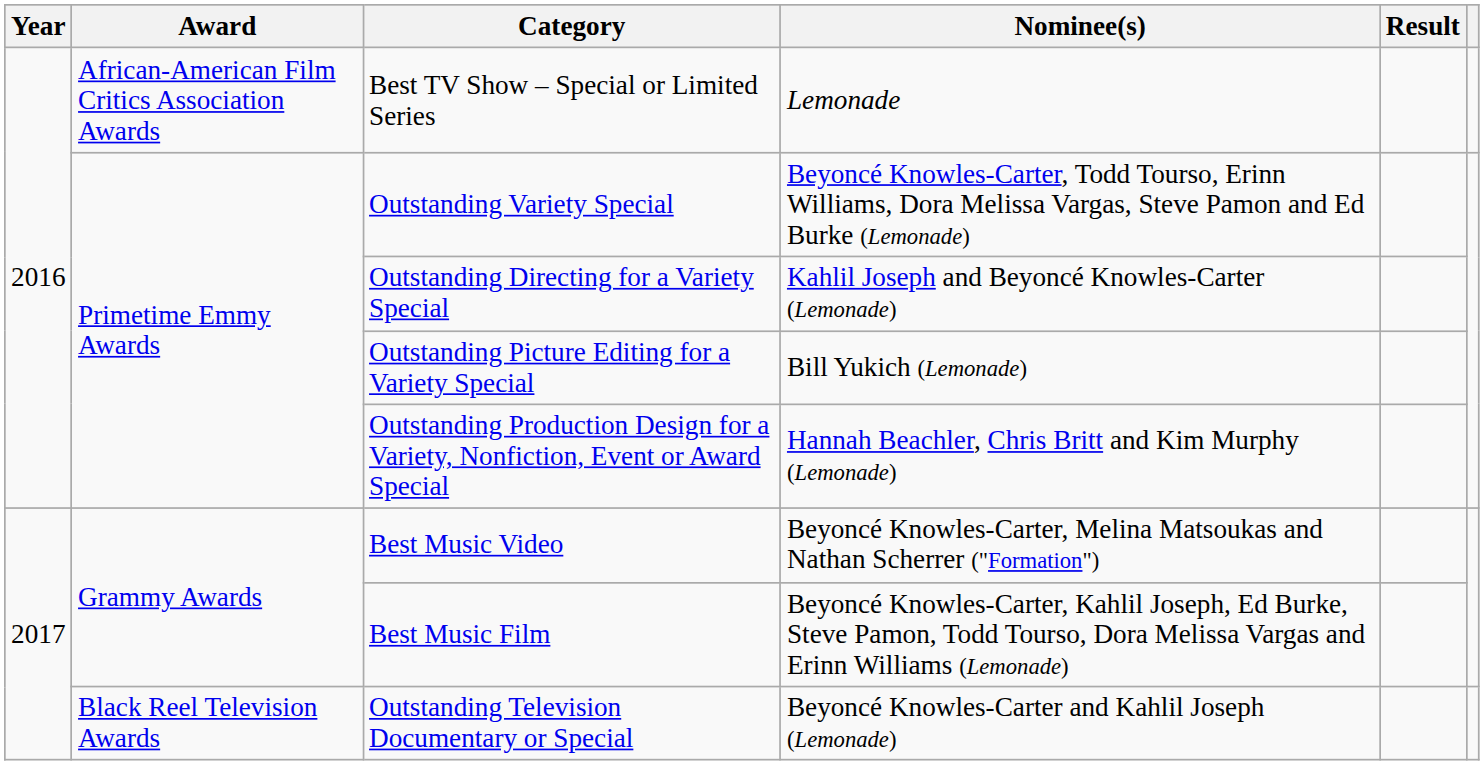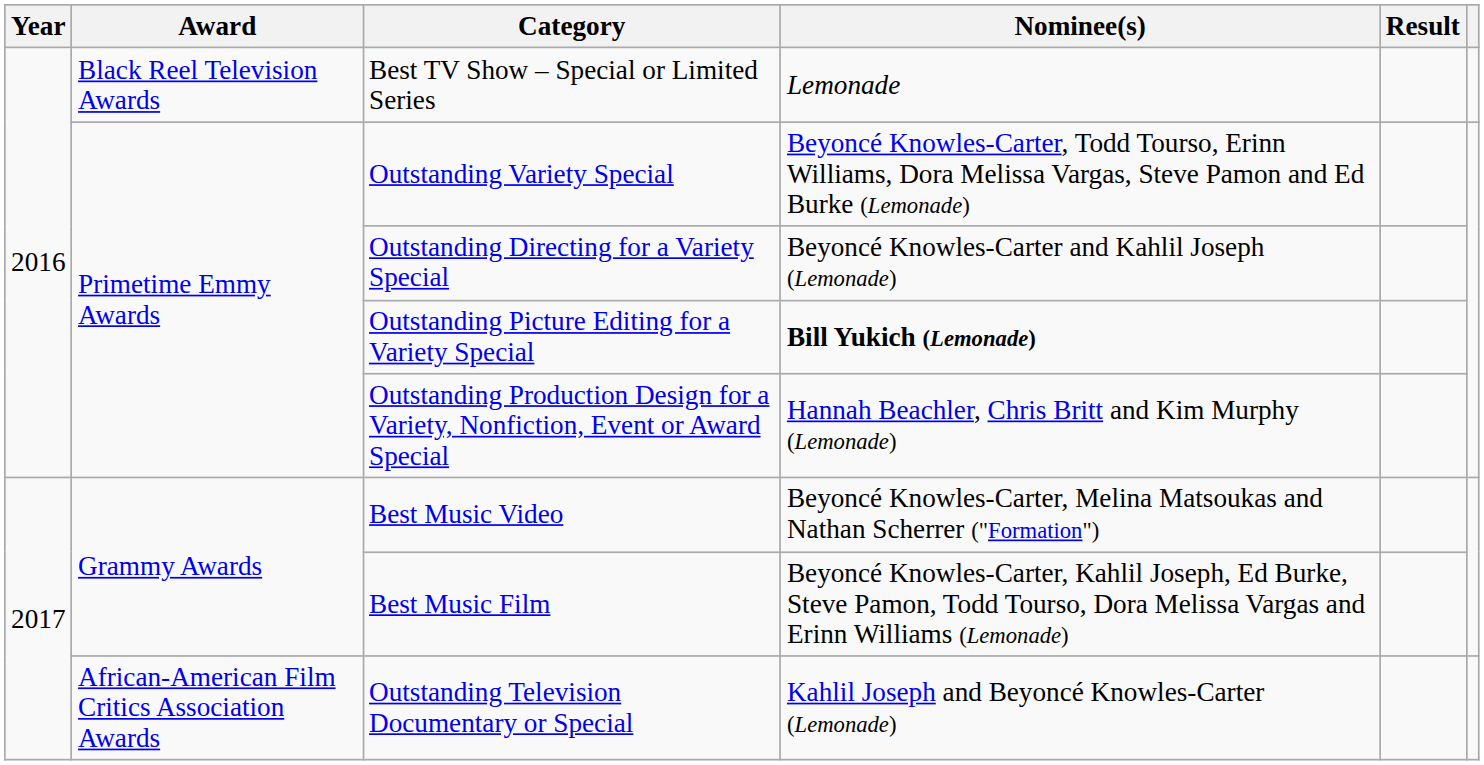(207, 99) African-American Film Critics Association Awards -> (198, 84) Black Reel Television Awards
(1026, 293) Kahlil Joseph and Beyoncé Knowles-Carter (Lemonade) -> (1026, 262) Beyoncé Knowles-Carter and Kahlil Joseph (Lemonade)
(907, 366) normal -> (911, 336) bold
(198, 723) Black Reel Television Awards -> (207, 707) African-American Film Critics Association Awards
(1026, 723) Beyoncé Knowles-Carter and Kahlil Joseph (Lemonade) -> (1026, 707) Kahlil Joseph and Beyoncé Knowles-Carter (Lemonade)
